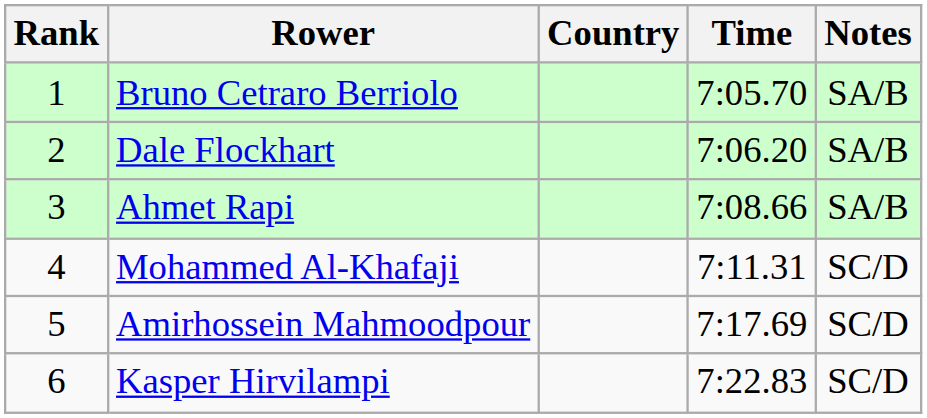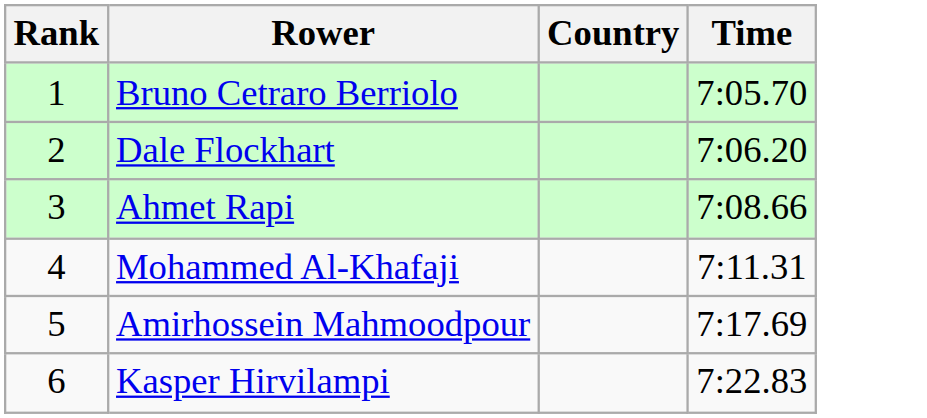- column: (868, 33)
